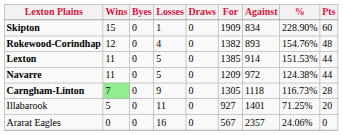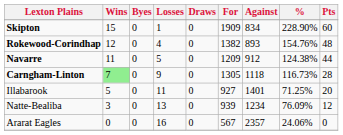- row: (21, 59)
(252, 75) 972 -> (252, 59) 912
+ row: (34, 106)
